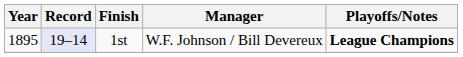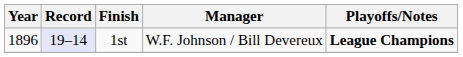(23, 40) 1895 -> (23, 40) 1896
